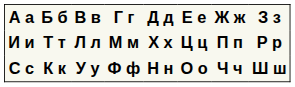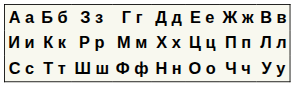columns swapped: (88, 17) <-> (269, 17)
(55, 43) Т т -> (54, 43) К к
(54, 68) К к -> (55, 68) Т т
